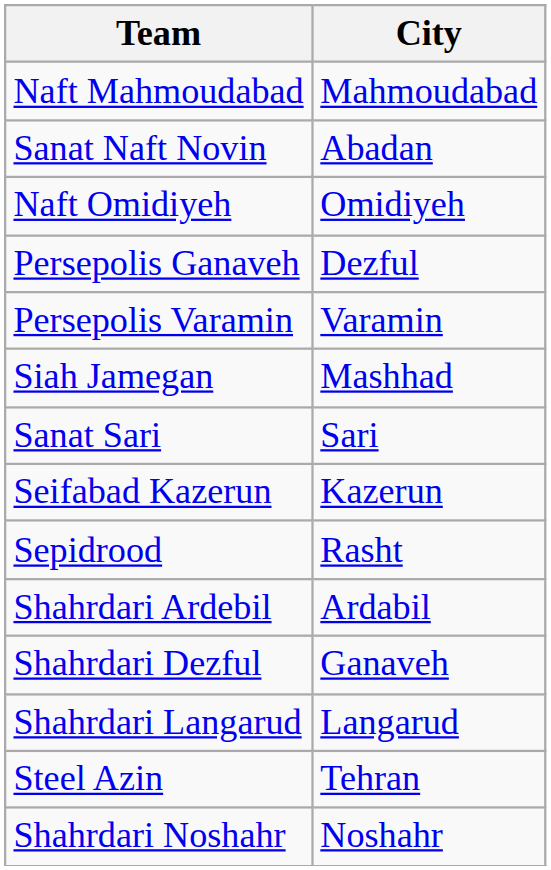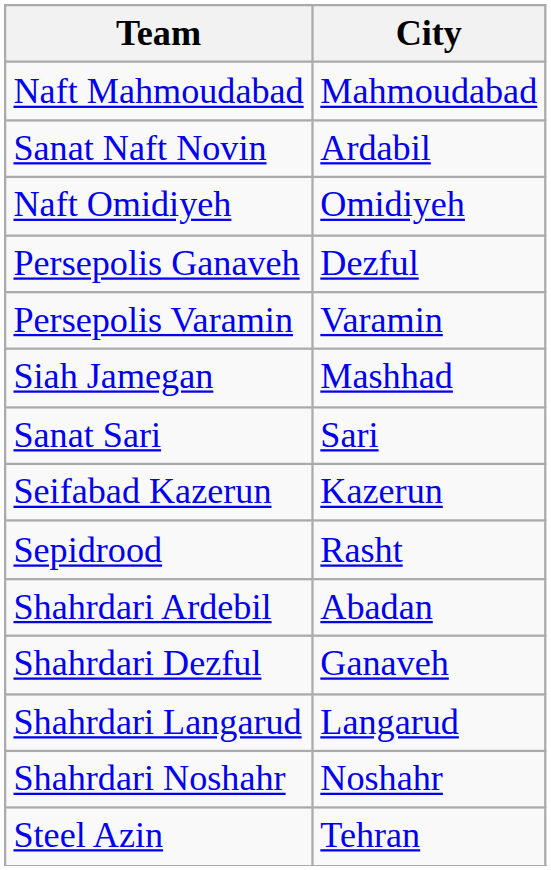(377, 147) Abadan -> (376, 147) Ardabil
(376, 606) Ardabil -> (377, 606) Abadan
rows swapped: (150, 836) <-> (88, 778)
